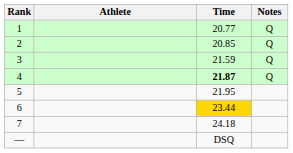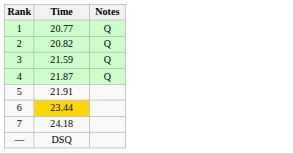- column: (115, 12)
(224, 44) 20.85 -> (62, 44) 20.82
(224, 76) bold -> (62, 76) normal
(224, 92) 21.95 -> (62, 92) 21.91
